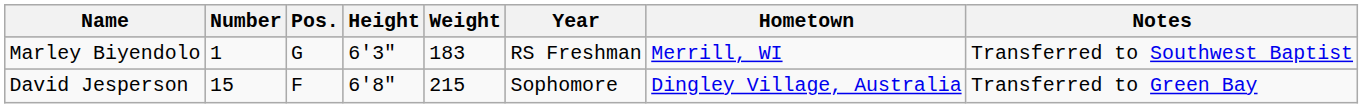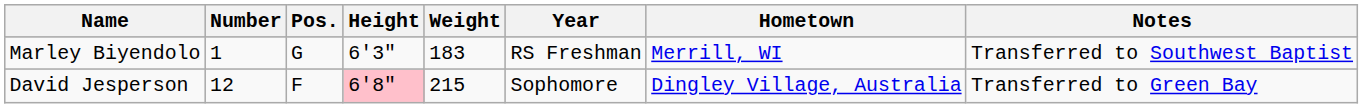(222, 86) 15 -> (222, 86) 12
(372, 86) no background -> (372, 86) pink background
